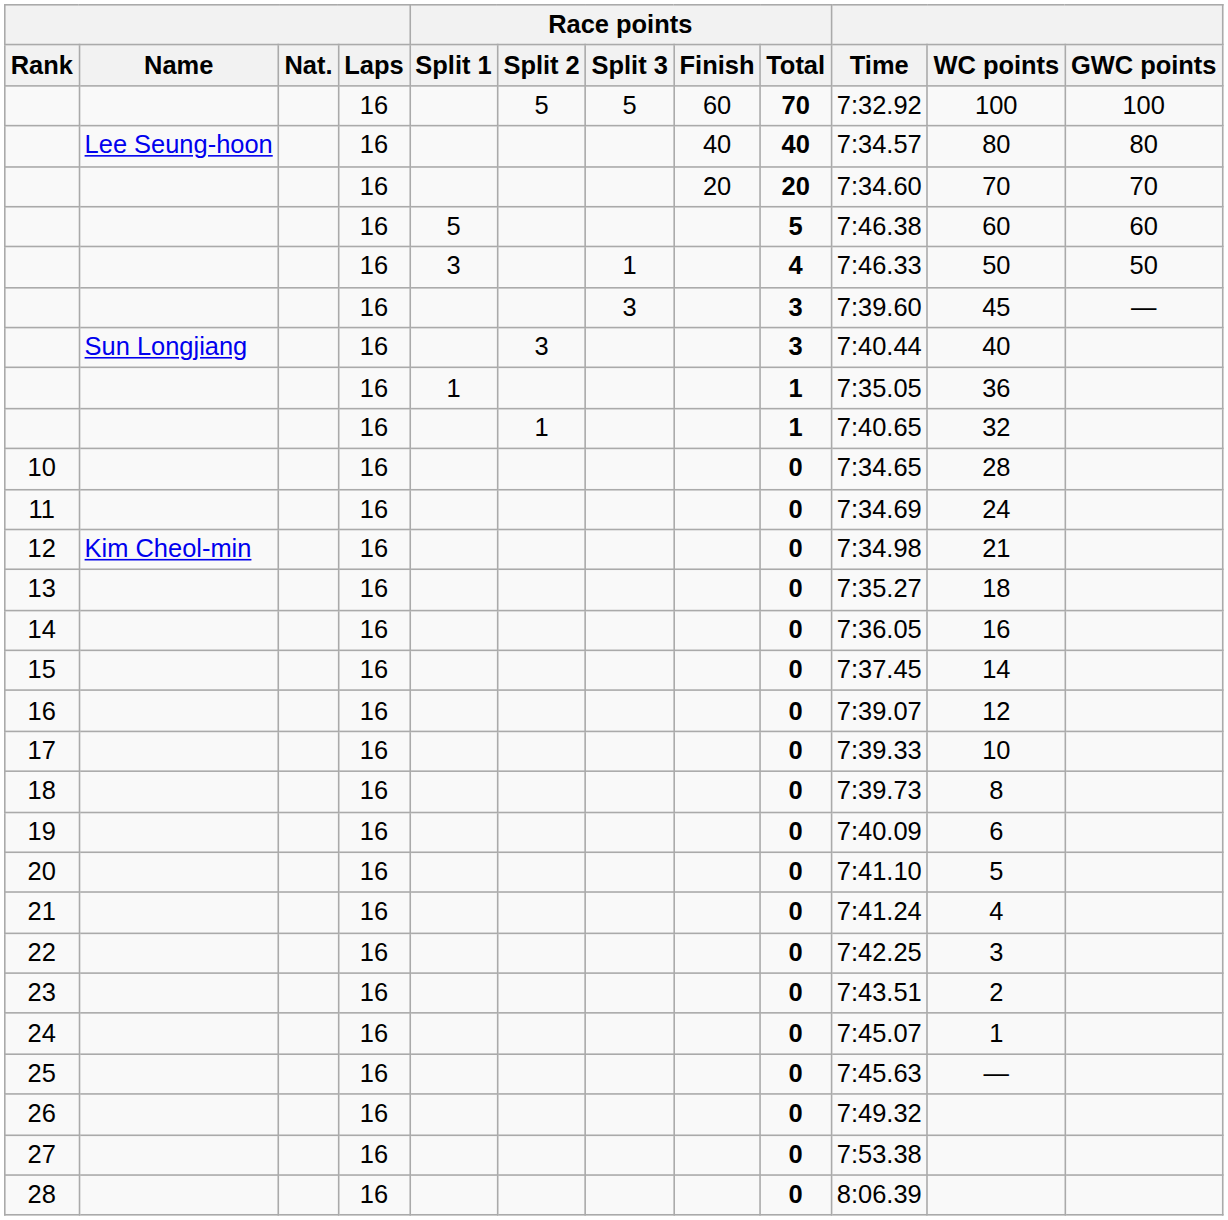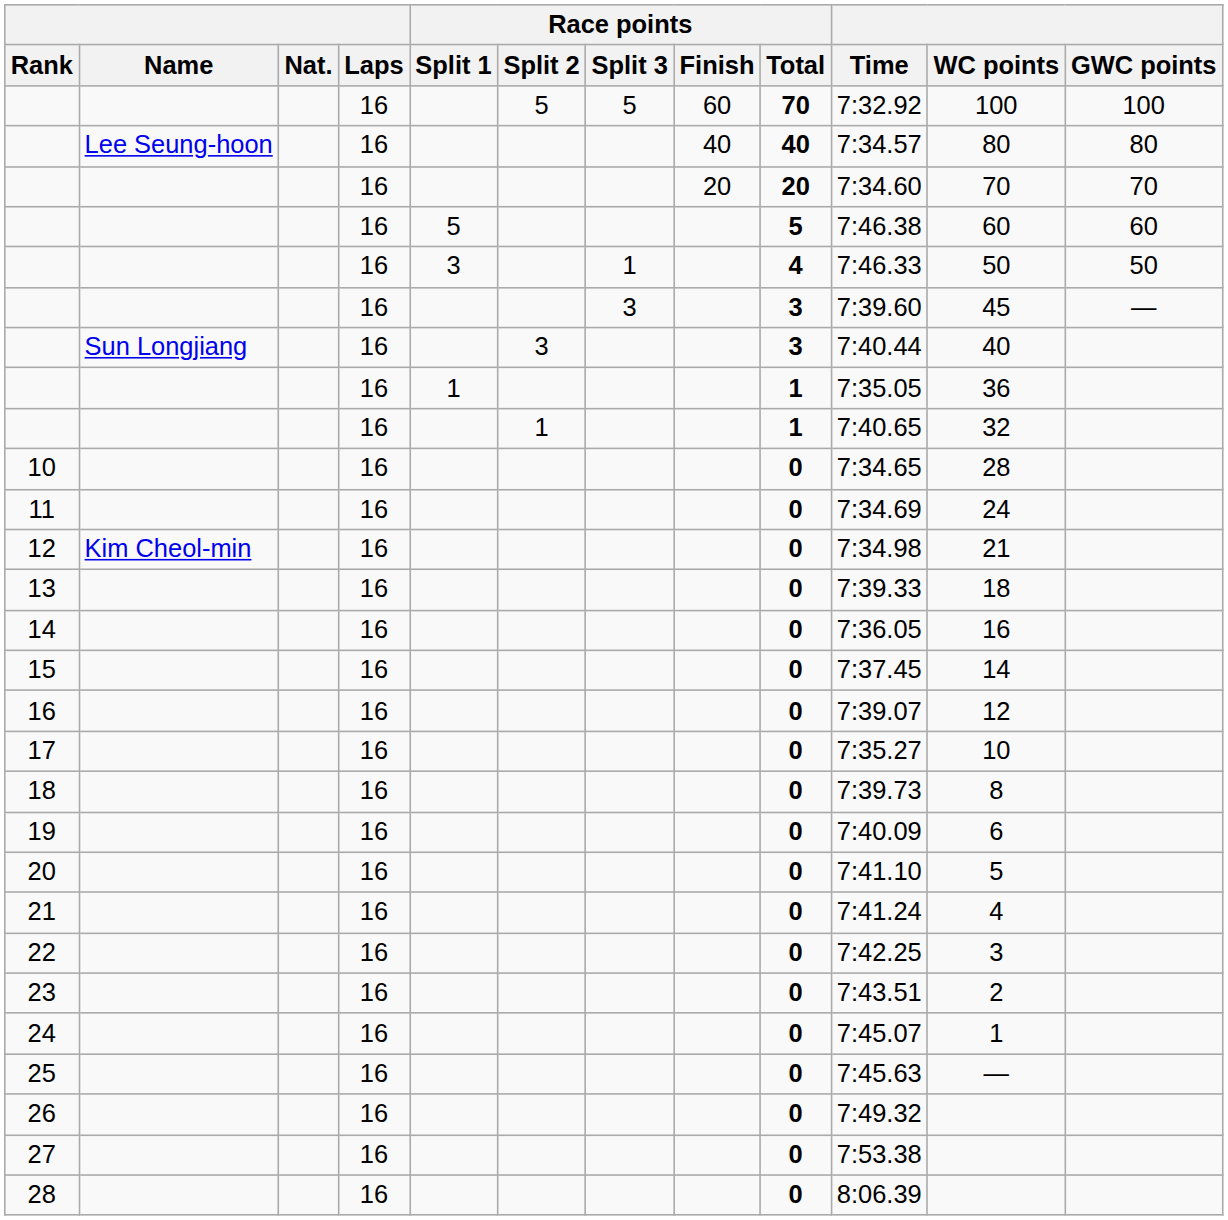(879, 589) 7:35.27 -> (879, 589) 7:39.33
(879, 750) 7:39.33 -> (879, 750) 7:35.27
